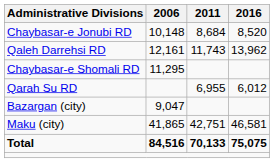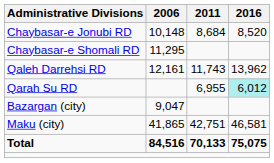rows swapped: (73, 69) <-> (56, 50)
(252, 87) no background -> (252, 87) paleturquoise background
